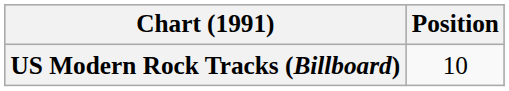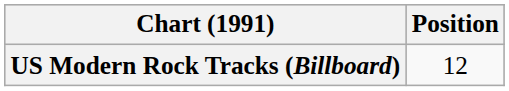(455, 64) 10 -> (455, 64) 12
